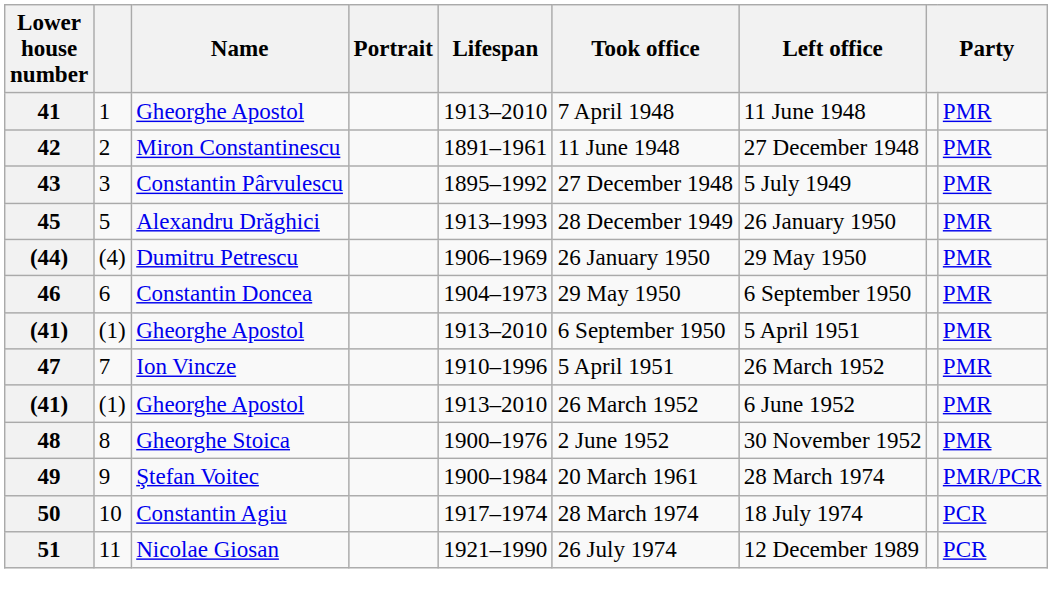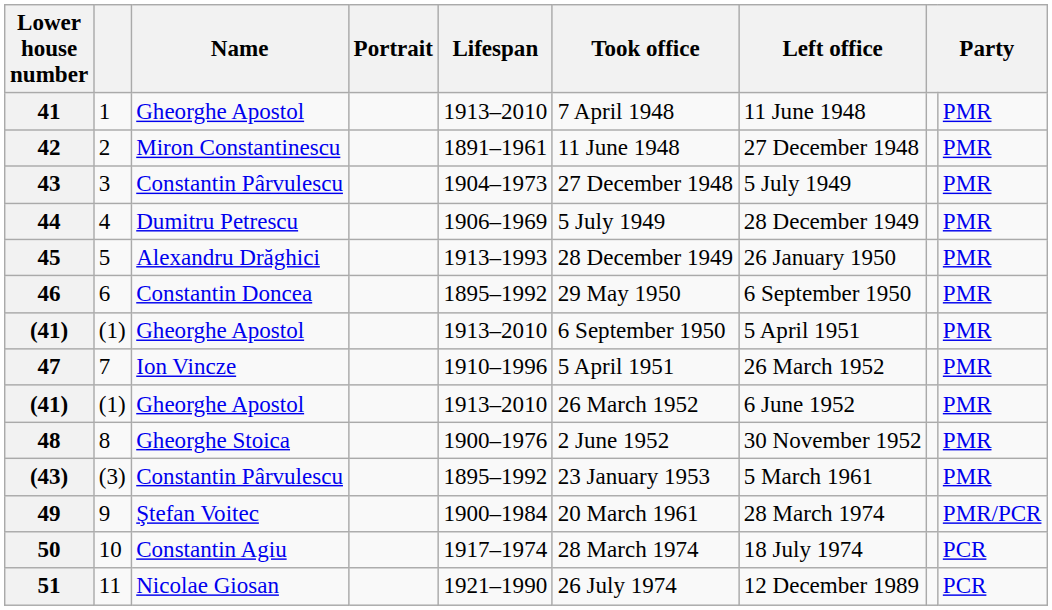(495, 184) 1895–1992 -> (495, 184) 1904–1973
+ row: (49, 220)
- row: (49, 257)
(495, 293) 1904–1973 -> (495, 293) 1895–1992
+ row: (49, 476)
